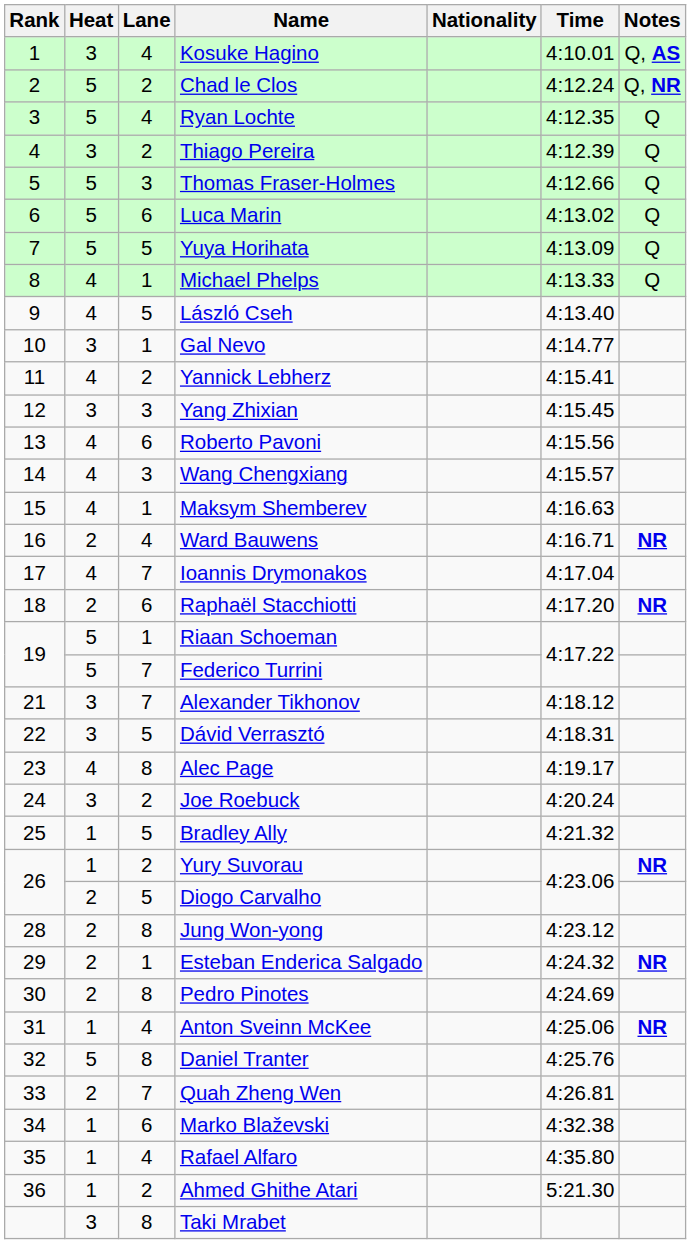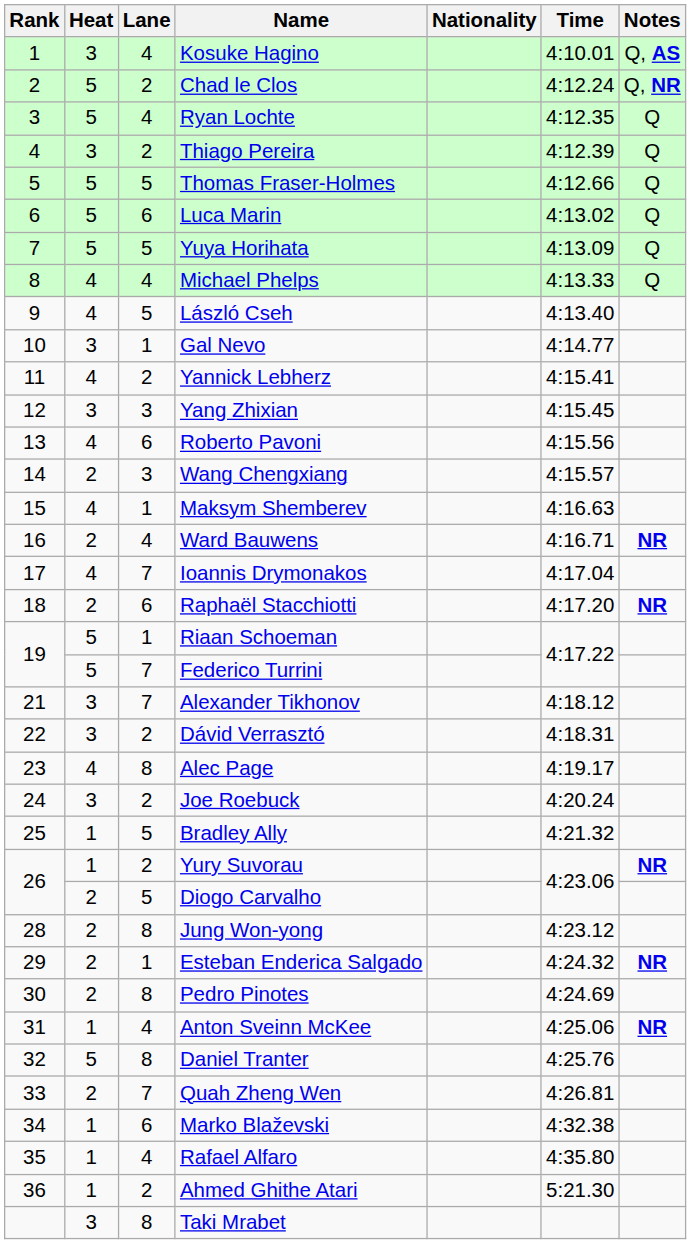(147, 183) 3 -> (147, 183) 5
(147, 280) 1 -> (147, 280) 4
(91, 475) 4 -> (91, 475) 2
(147, 735) 5 -> (147, 735) 2
